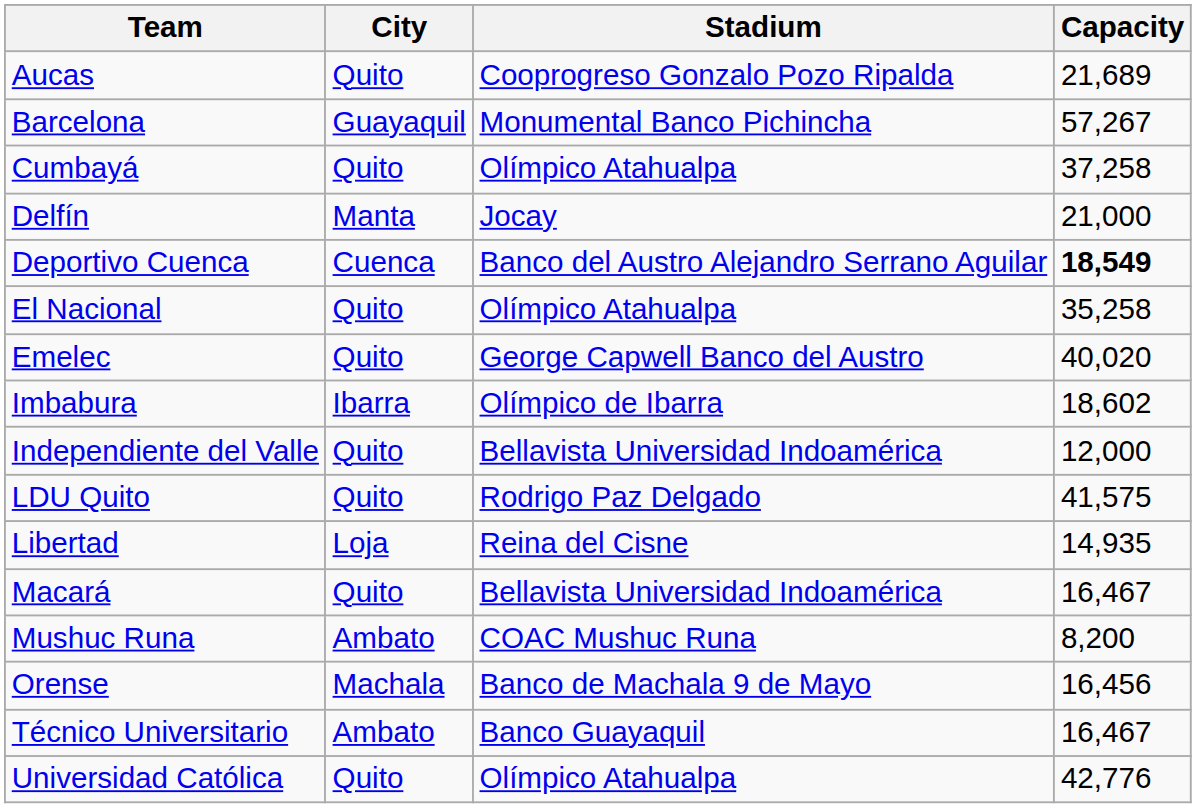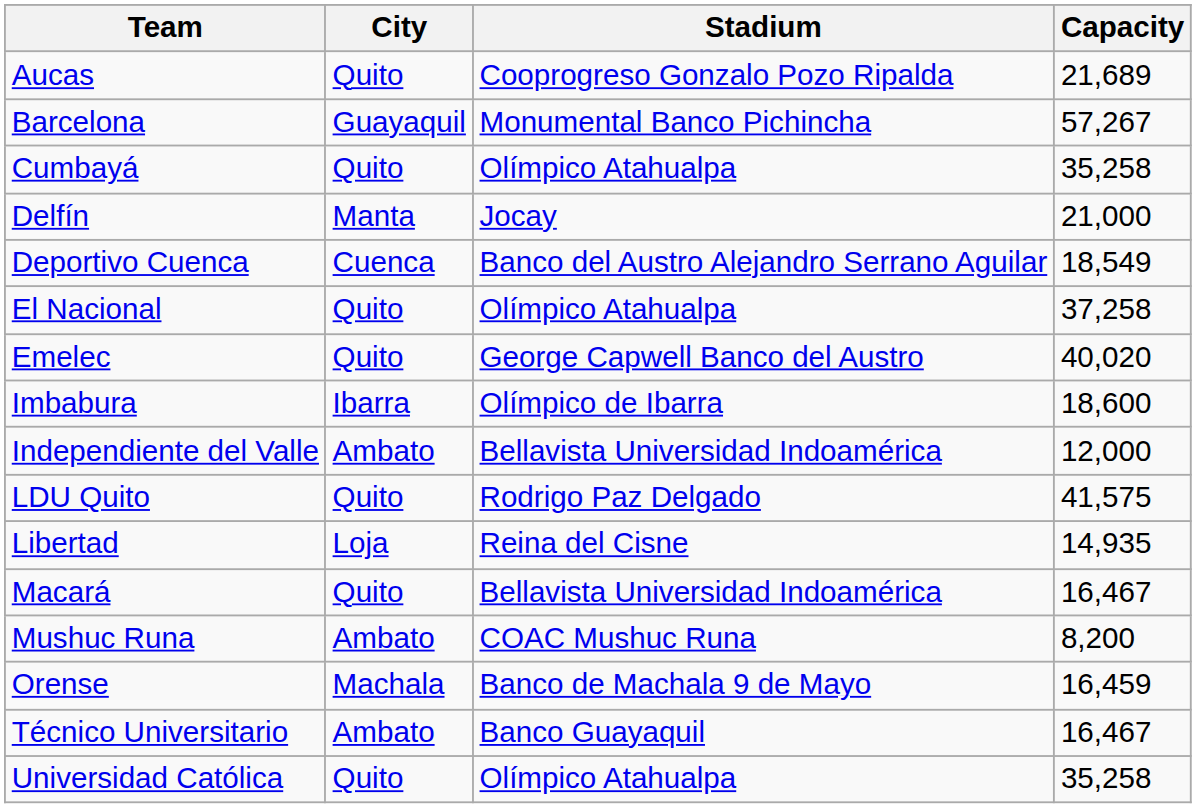(1106, 168) 37,258 -> (1106, 168) 35,258
(1106, 262) bold -> (1106, 262) normal
(1106, 309) 35,258 -> (1106, 309) 37,258
(1106, 403) 18,602 -> (1106, 403) 18,600
(368, 450) Quito -> (384, 450) Ambato
(1106, 685) 16,456 -> (1106, 685) 16,459
(1106, 779) 42,776 -> (1106, 779) 35,258
